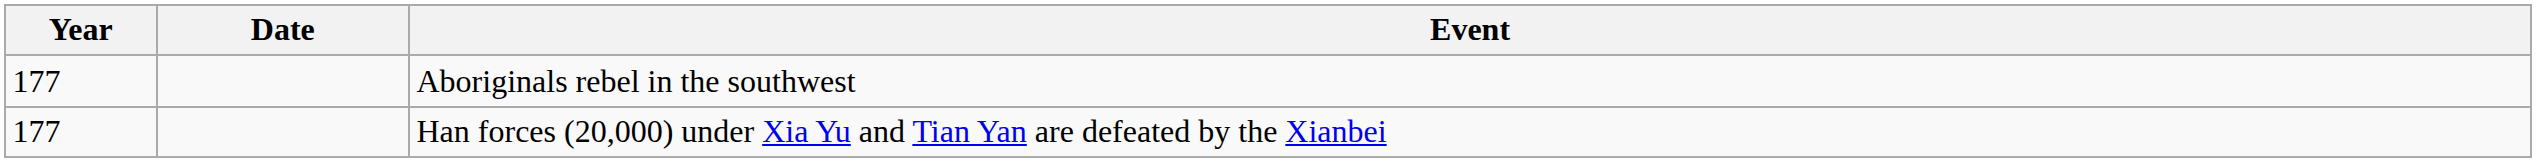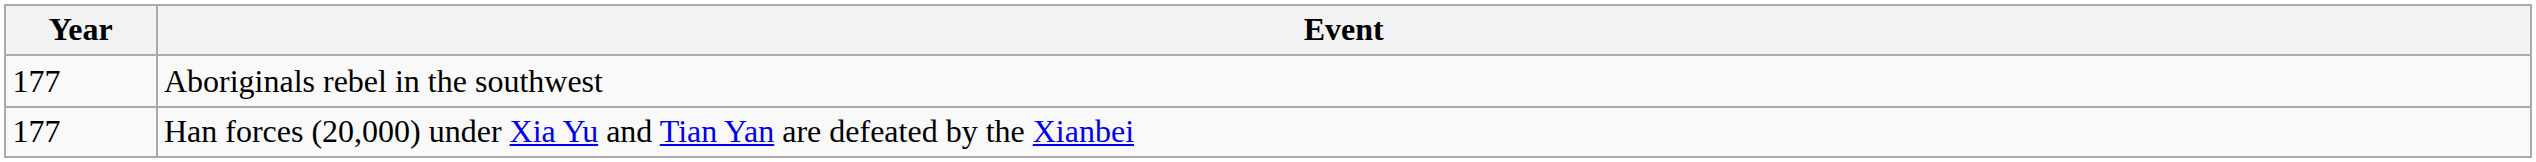- column: (283, 29)
